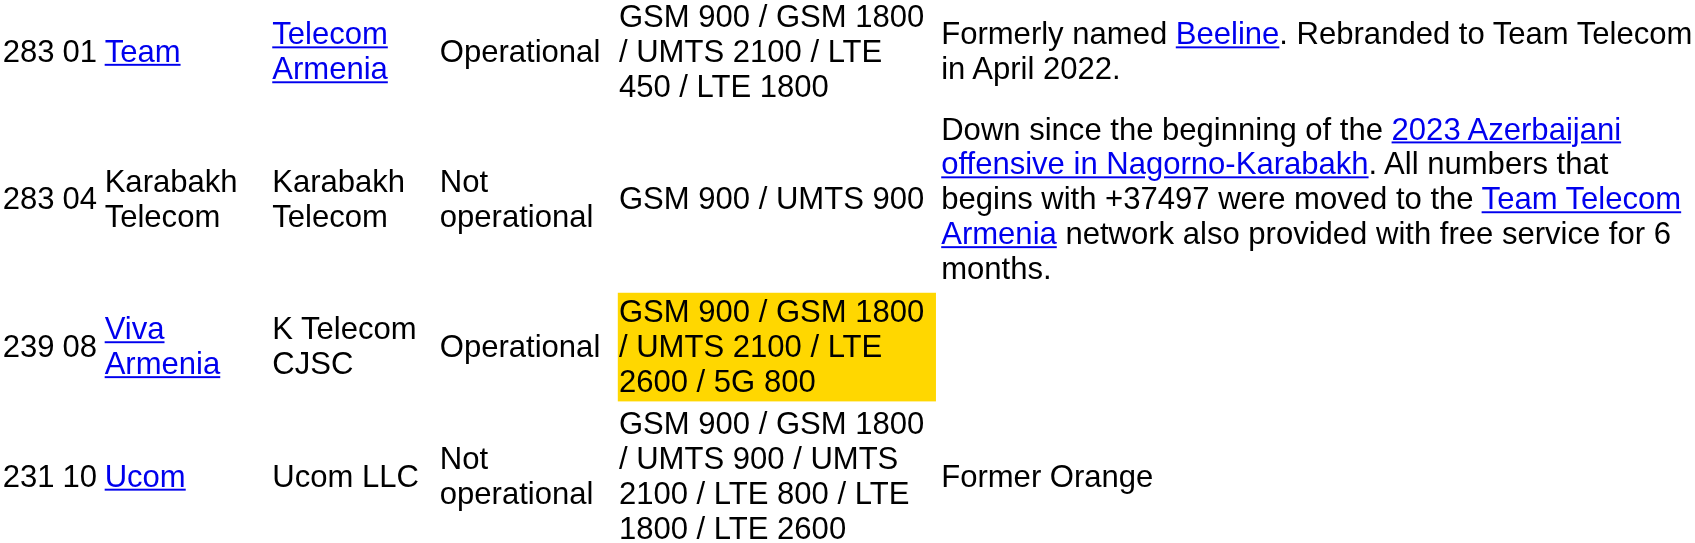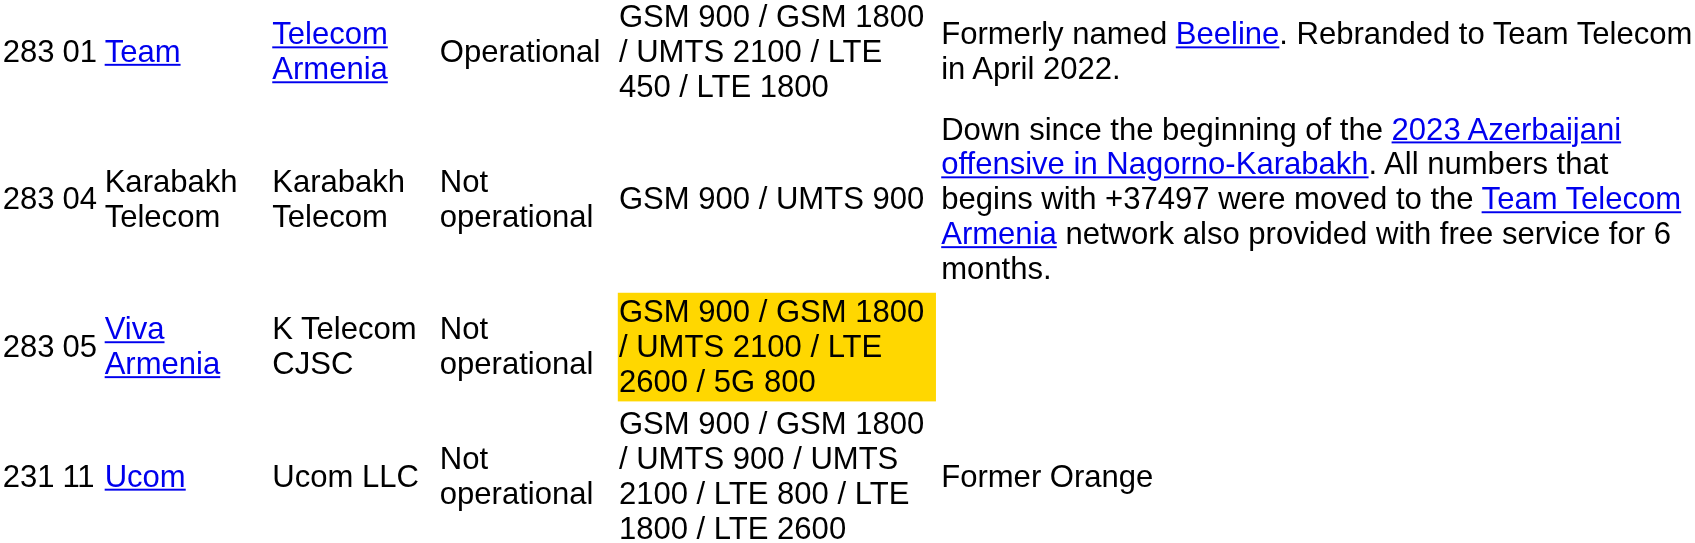(29, 346) 239 -> (29, 346) 283
(80, 346) 08 -> (80, 346) 05
(520, 346) Operational -> (517, 346) Not operational
(80, 476) 10 -> (78, 476) 11
